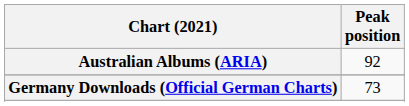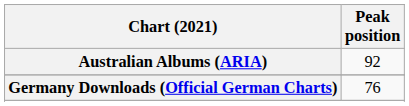(373, 87) 73 -> (373, 87) 76
